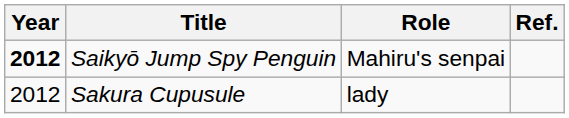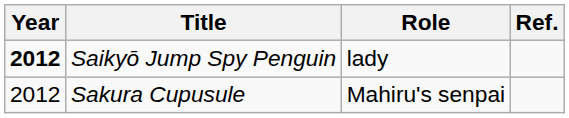(426, 58) Mahiru's senpai -> (368, 58) lady
(368, 94) lady -> (426, 94) Mahiru's senpai
